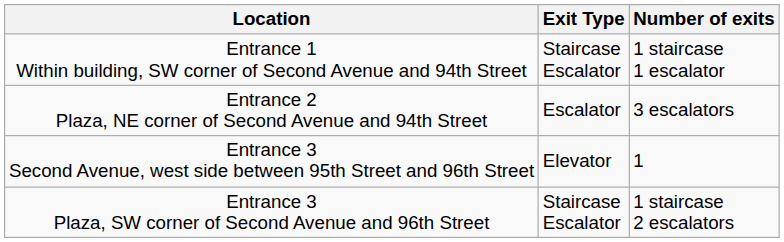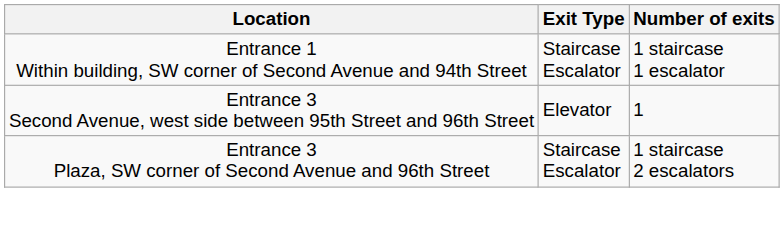- row: (272, 110)
